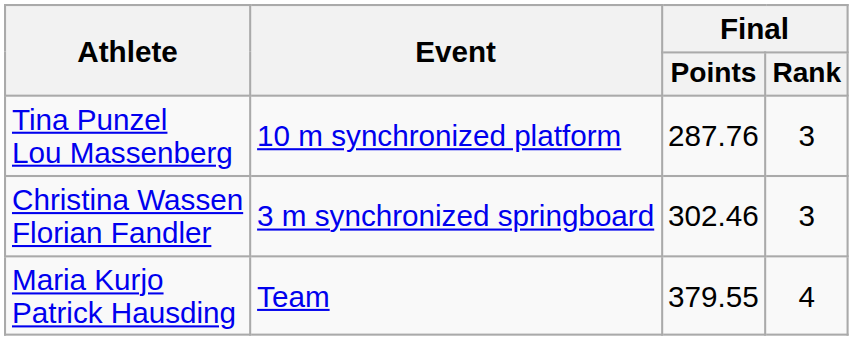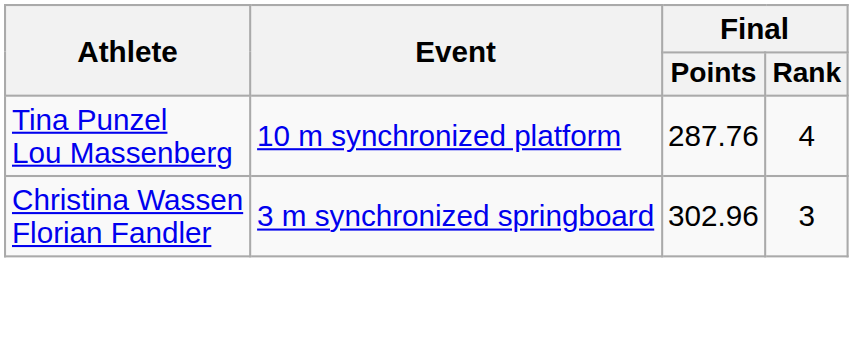(807, 136) 3 -> (807, 136) 4
(713, 216) 302.46 -> (713, 216) 302.96
- row: (124, 296)
